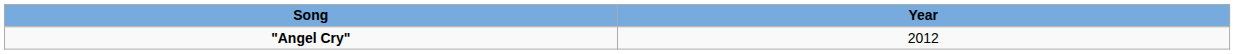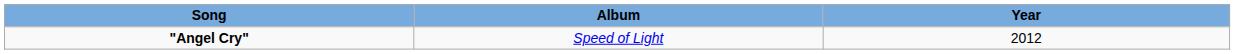+ column: (618, 16)
